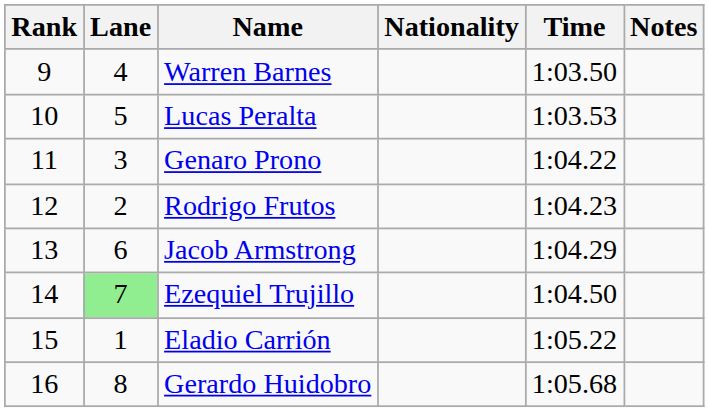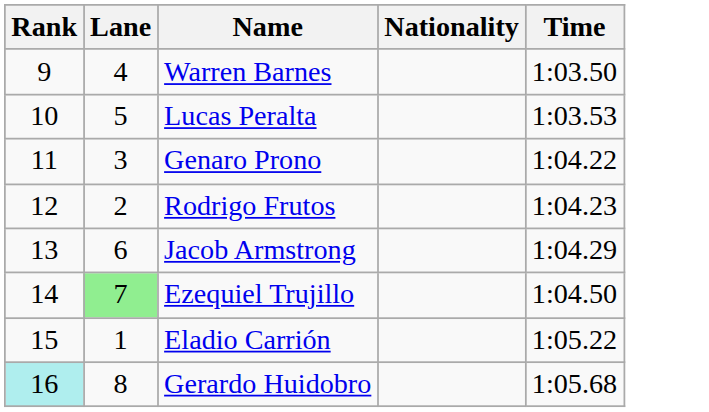- column: (664, 26)
(44, 384) no background -> (44, 384) paleturquoise background
